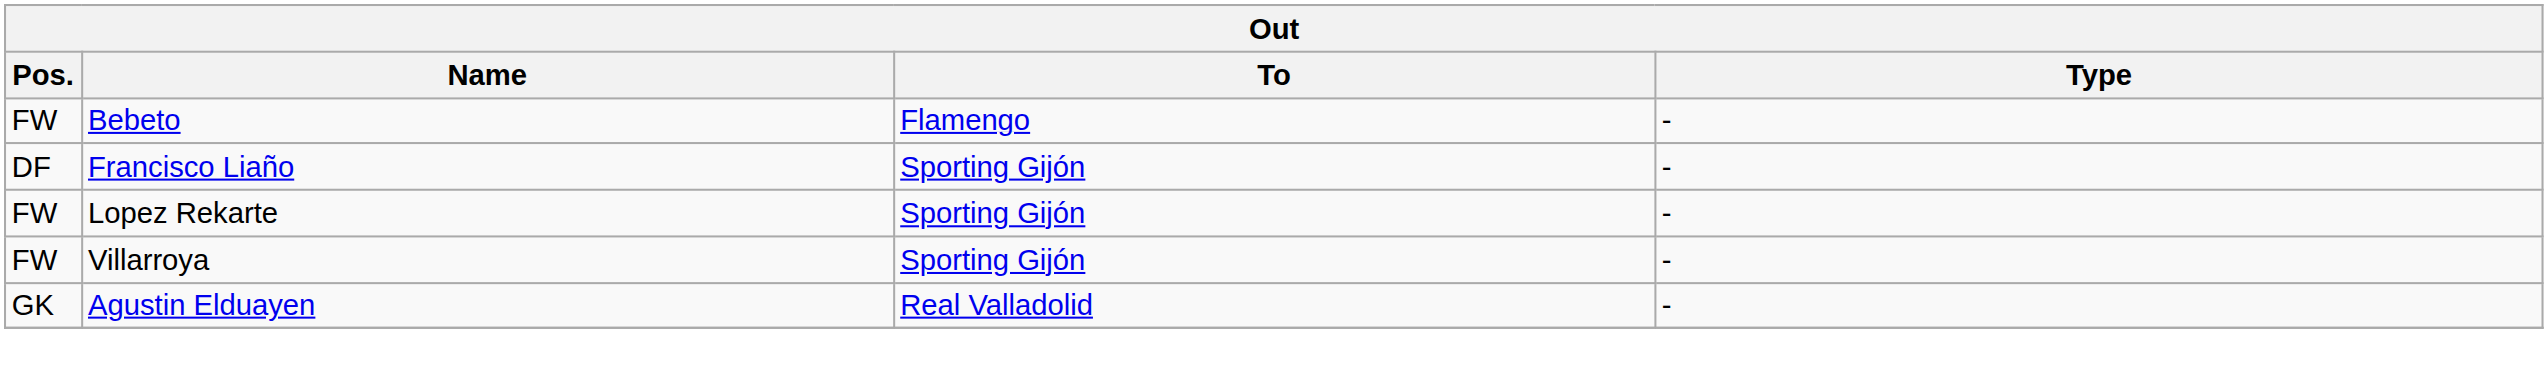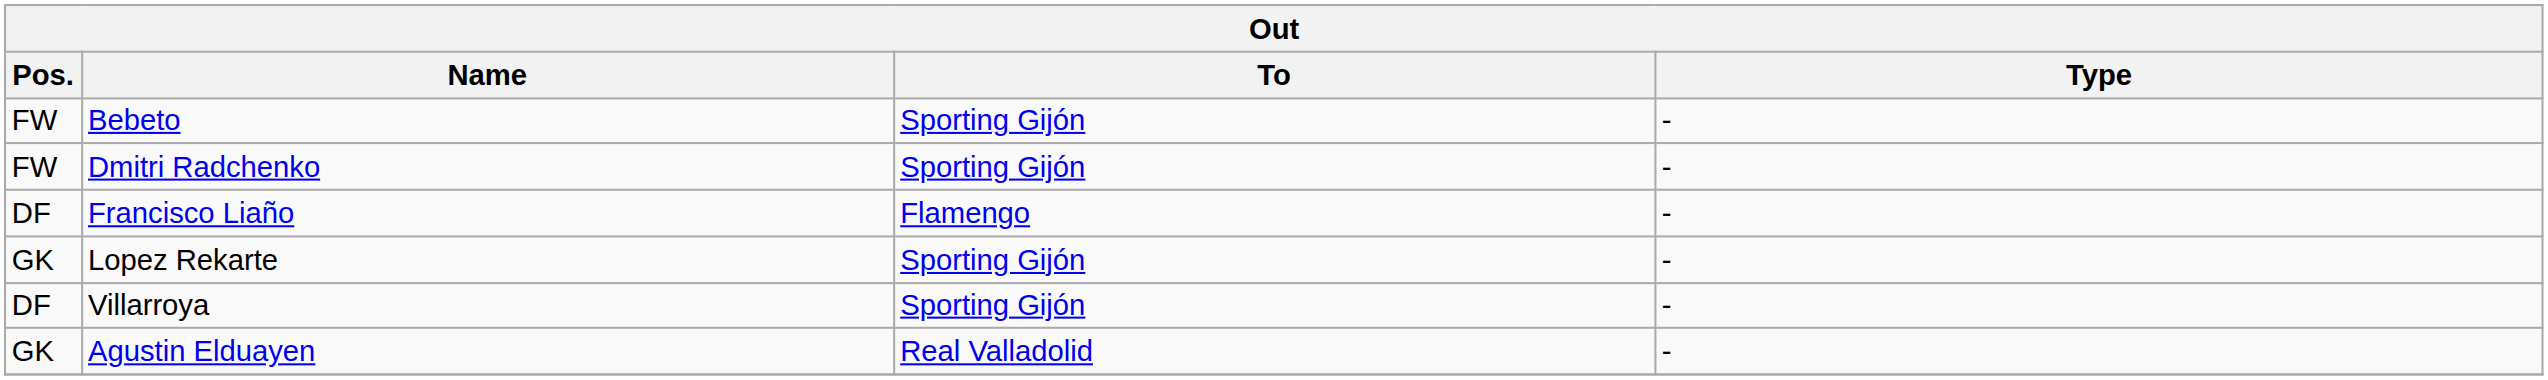(965, 121) Flamengo -> (993, 121) Sporting Gijón
+ row: (204, 167)
(993, 167) Sporting Gijón -> (965, 213) Flamengo
(35, 213) FW -> (33, 259) GK
(35, 259) FW -> (31, 306) DF
